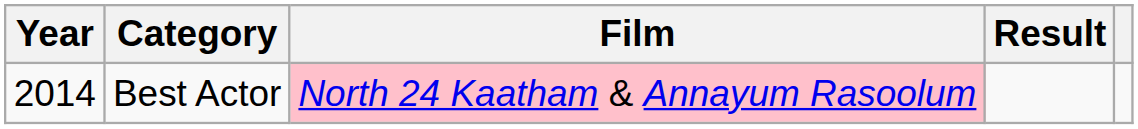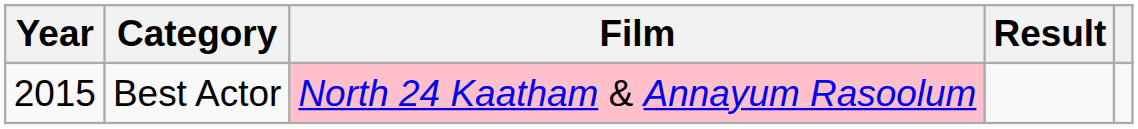(55, 92) 2014 -> (55, 92) 2015
